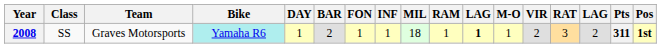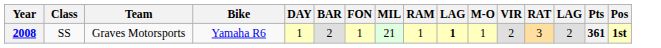- column: (388, 13)
(239, 33) paleturquoise background -> (239, 33) no background
(415, 33) 18 -> (389, 33) 21
(622, 33) 311 -> (596, 33) 361
